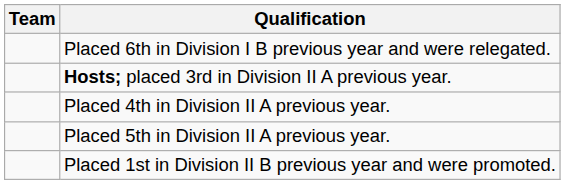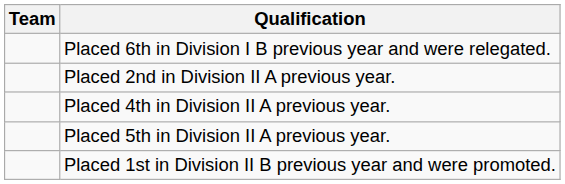+ row: (230, 77)
- row: (258, 77)
